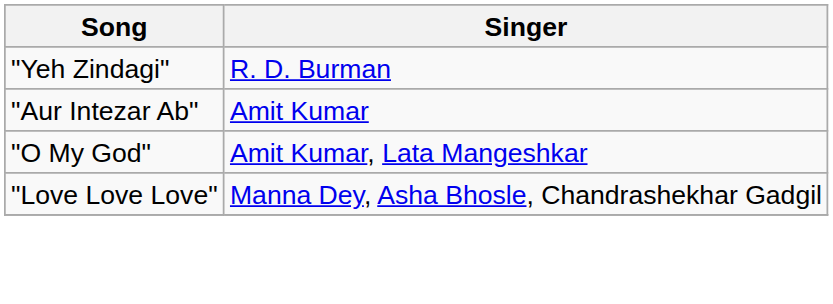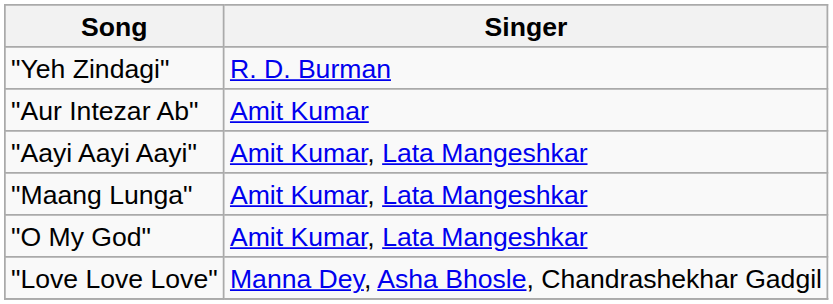+ row: (104, 152)
+ row: (102, 195)
